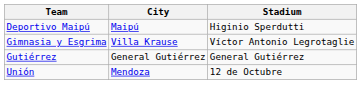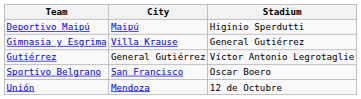(282, 42) Víctor Antonio Legrotaglie -> (257, 42) General Gutiérrez
(257, 57) General Gutiérrez -> (282, 57) Víctor Antonio Legrotaglie
+ row: (54, 72)
